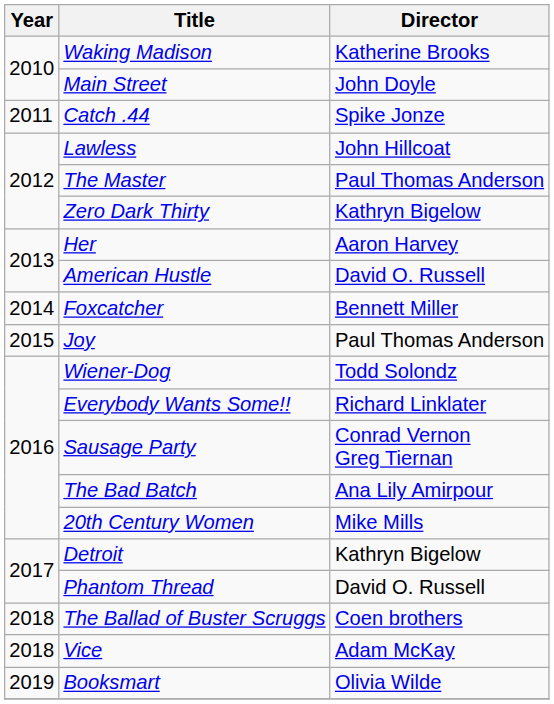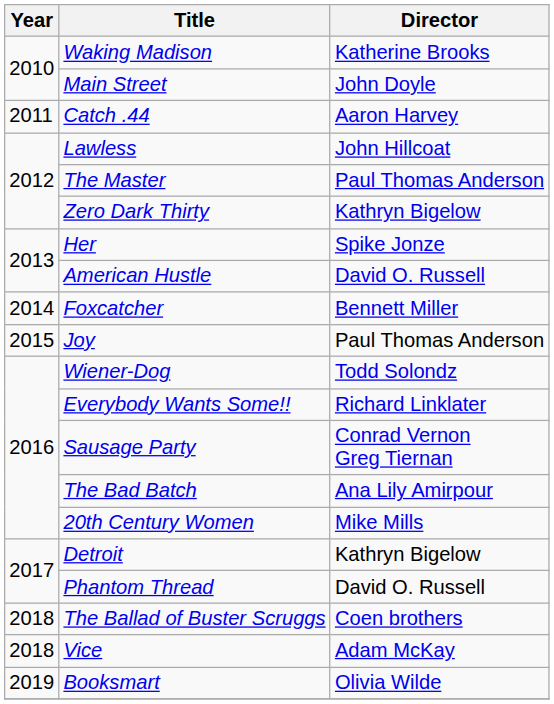(390, 116) Spike Jonze -> (397, 116) Aaron Harvey
(397, 244) Aaron Harvey -> (390, 244) Spike Jonze
